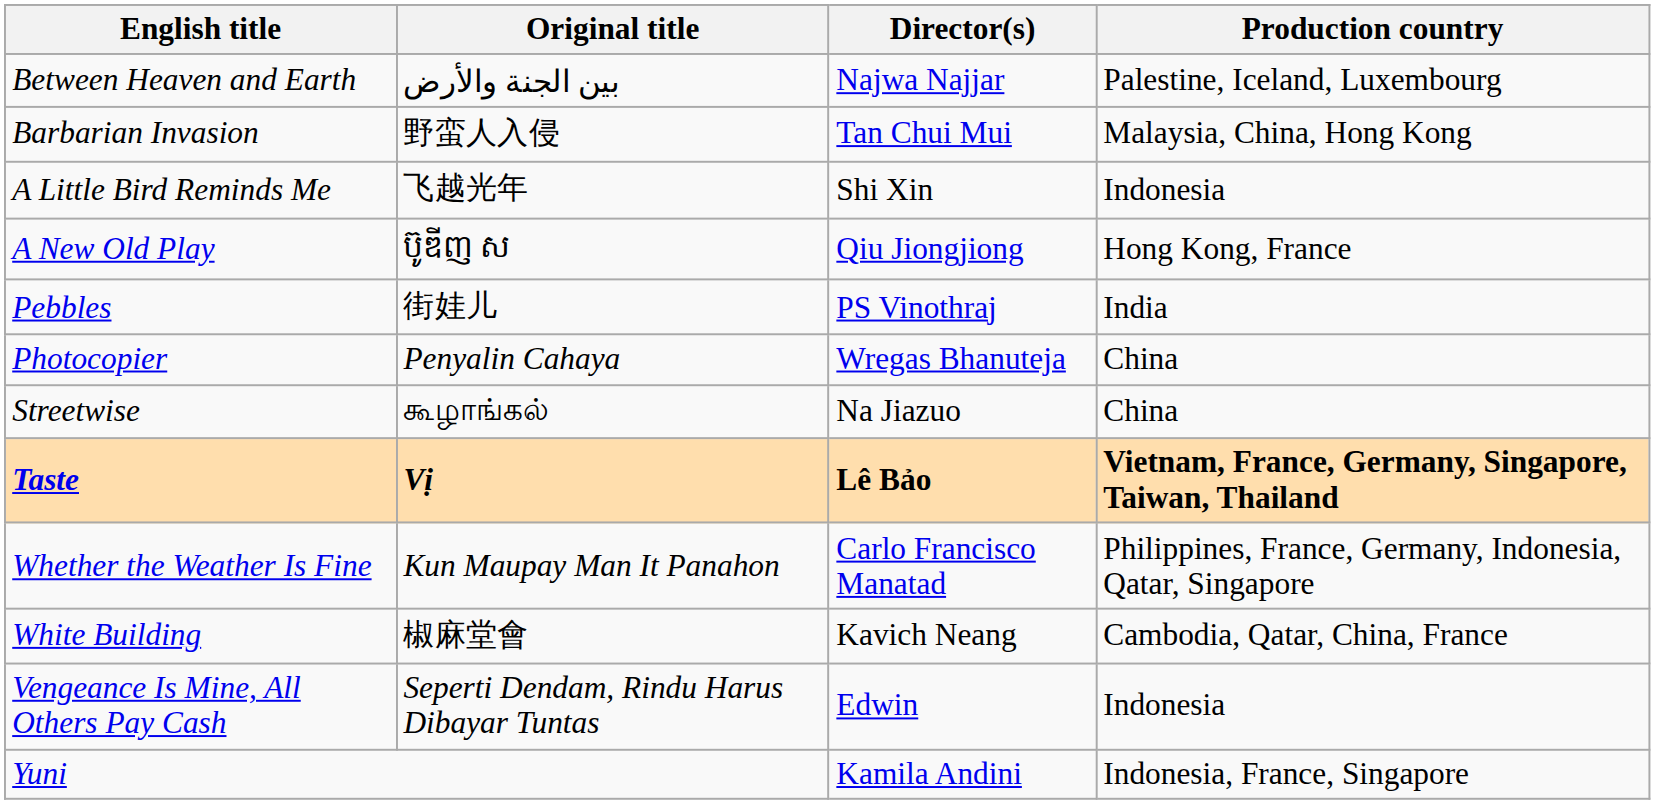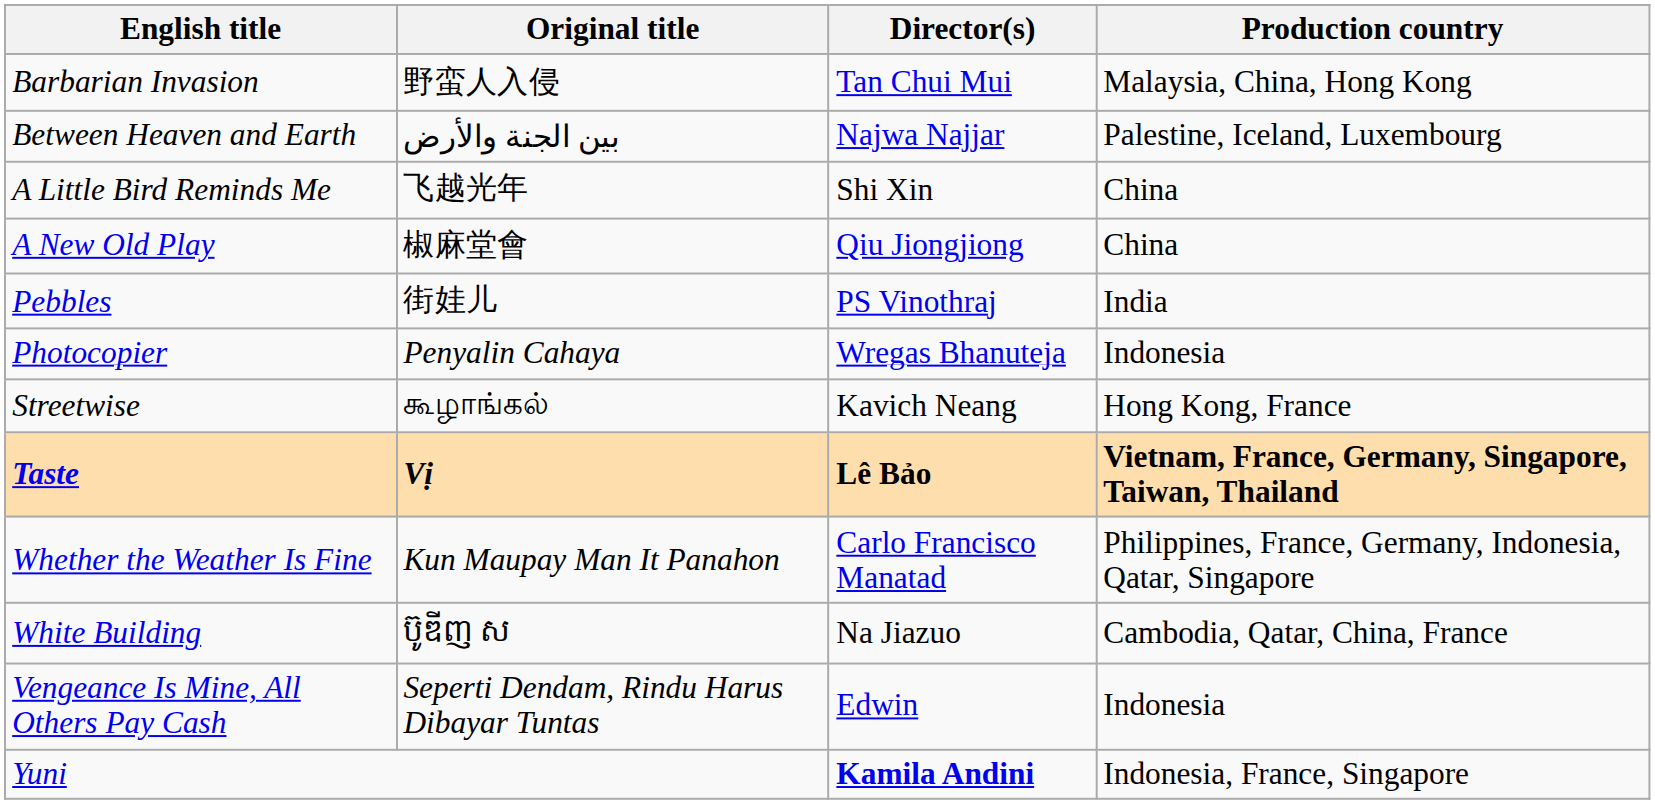rows swapped: (135, 133) <-> (184, 80)
(1164, 189) Indonesia -> (1141, 189) China
(456, 245) ប៊ូឌីញ ស -> (466, 243) 椒麻堂會
(1227, 247) Hong Kong, France -> (1141, 244) China
(1141, 359) China -> (1164, 353) Indonesia
(899, 410) Na Jiazuo -> (926, 404) Kavich Neang
(1141, 410) China -> (1227, 404) Hong Kong, France
(466, 634) 椒麻堂會 -> (456, 630) ប៊ូឌីញ ស
(926, 635) Kavich Neang -> (899, 632) Na Jiazuo
(929, 773) normal -> (935, 773) bold
